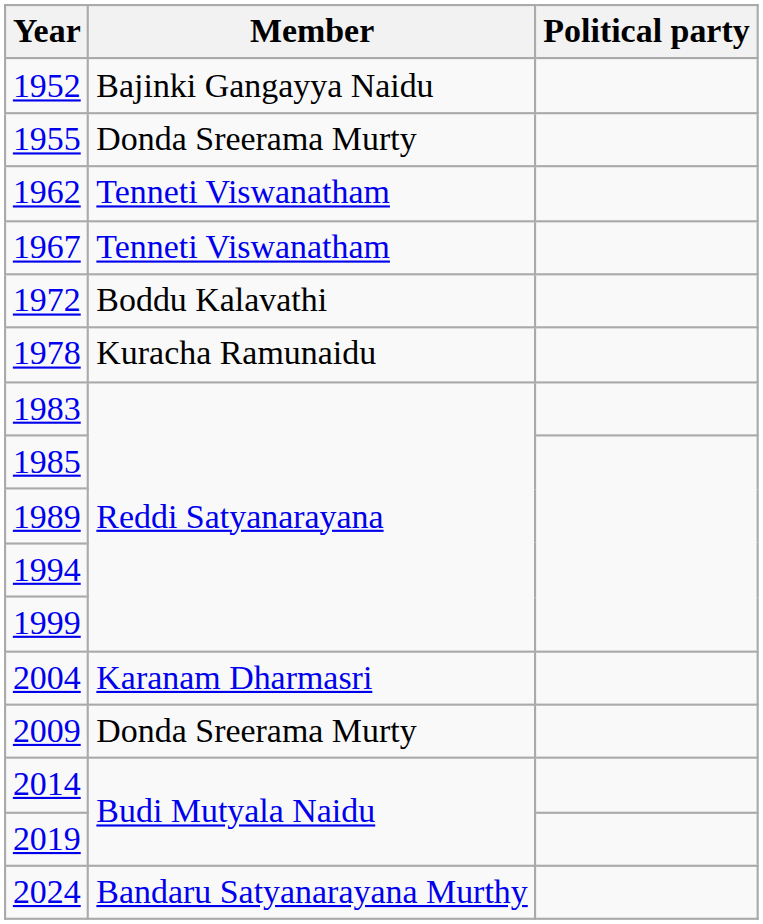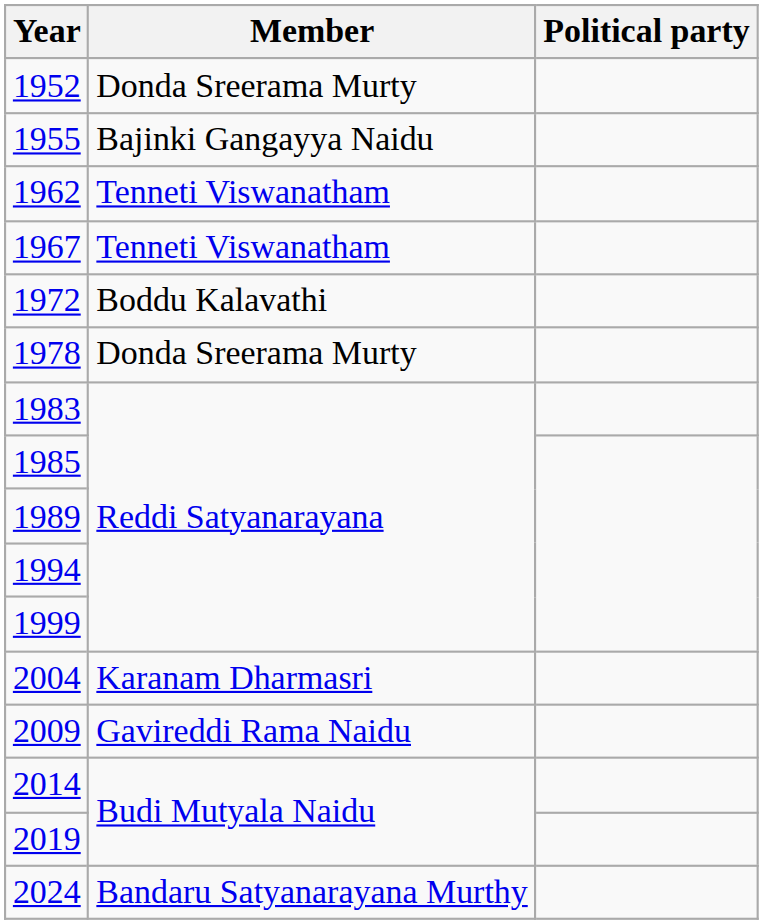(265, 85) Bajinki Gangayya Naidu -> (256, 85) Donda Sreerama Murty
(256, 138) Donda Sreerama Murty -> (265, 138) Bajinki Gangayya Naidu
(236, 354) Kuracha Ramunaidu -> (256, 354) Donda Sreerama Murty
(256, 730) Donda Sreerama Murty -> (254, 730) Gavireddi Rama Naidu
